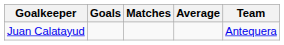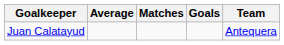columns swapped: (105, 13) <-> (198, 13)
